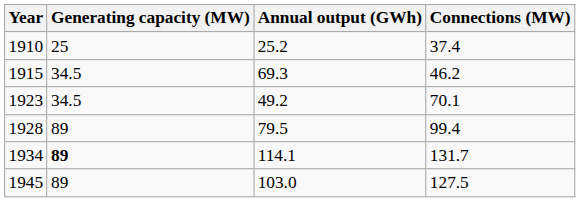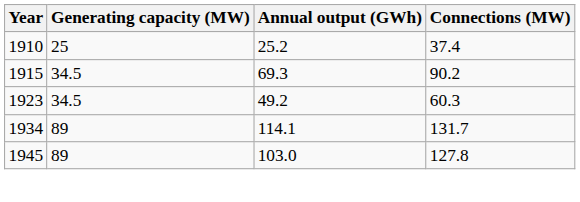(445, 73) 46.2 -> (445, 73) 90.2
(445, 100) 70.1 -> (445, 100) 60.3
- row: (26, 127)
(60, 155) bold -> (60, 127) normal
(449, 182) 127.5 -> (449, 155) 127.8
